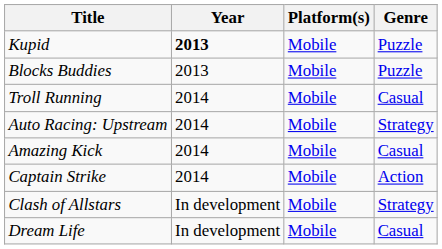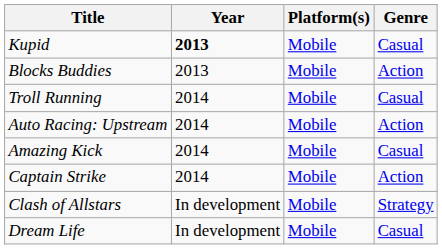(400, 44) Puzzle -> (401, 44) Casual
(400, 71) Puzzle -> (401, 71) Action
(406, 124) Strategy -> (401, 124) Action
